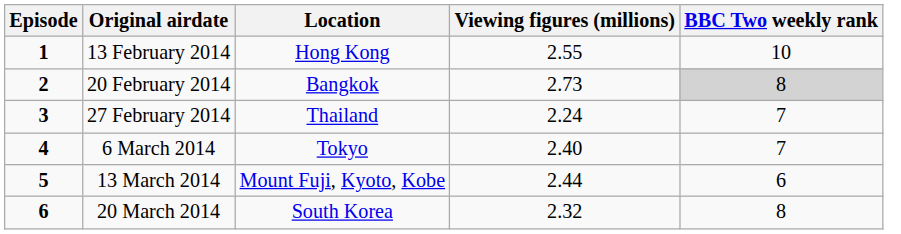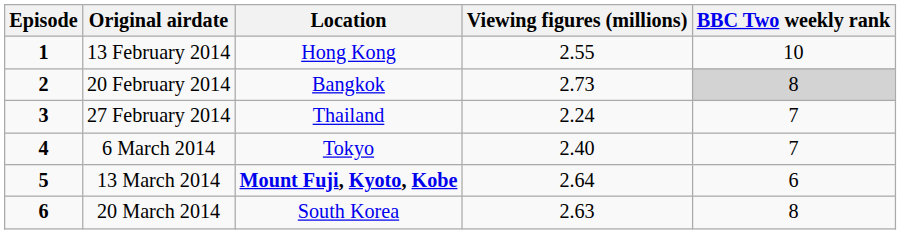(342, 180) normal -> (348, 180) bold
(565, 180) 2.44 -> (577, 180) 2.64
(565, 212) 2.32 -> (577, 212) 2.63
